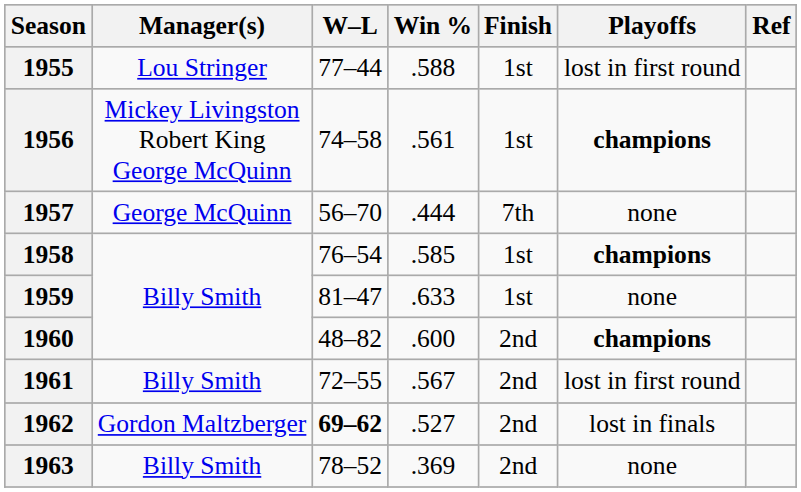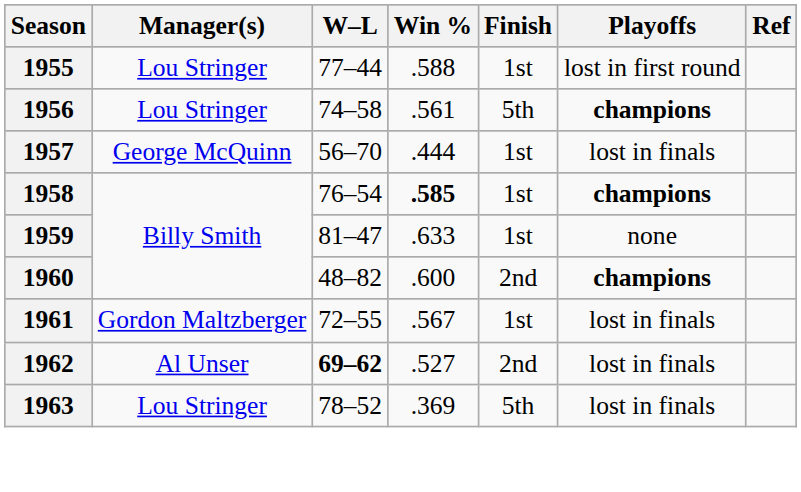(202, 140) Mickey Livingston Robert King George McQuinn -> (202, 109) Lou Stringer
(518, 140) 1st -> (518, 109) 5th
(518, 212) 7th -> (518, 152) 1st
(652, 212) none -> (652, 152) lost in finals
(433, 254) normal -> (433, 194) bold
(202, 380) Billy Smith -> (202, 320) Gordon Maltzberger
(518, 380) 2nd -> (518, 320) 1st
(652, 380) lost in first round -> (652, 320) lost in finals
(202, 423) Gordon Maltzberger -> (202, 362) Al Unser
(202, 465) Billy Smith -> (202, 404) Lou Stringer
(518, 465) 2nd -> (518, 404) 5th
(652, 465) none -> (652, 404) lost in finals
